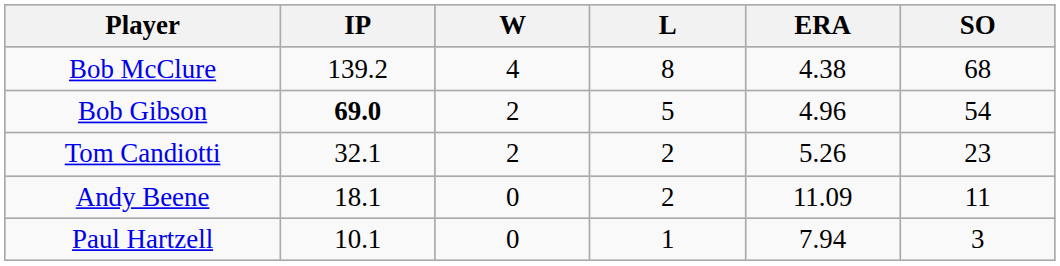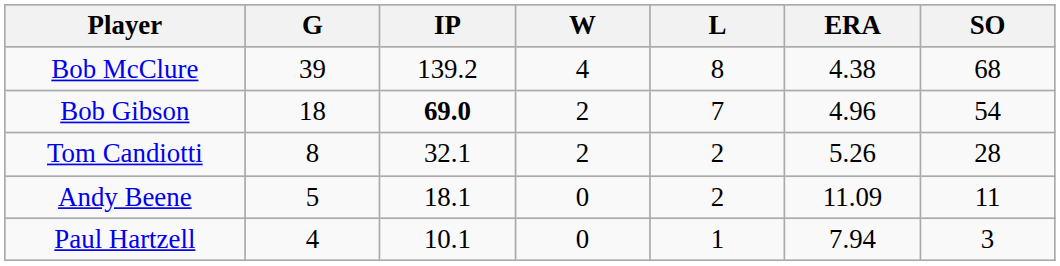+ column: (312, 25)
(668, 111) 5 -> (718, 111) 7
(978, 153) 23 -> (988, 153) 28
